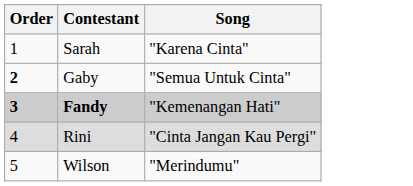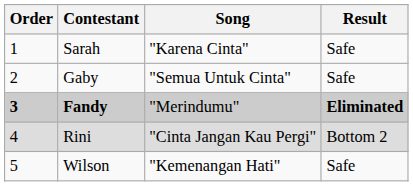+ column: (365, 19)
(14, 78) bold -> (14, 78) normal
(215, 107) "Kemenangan Hati" -> (194, 107) "Merindumu"
(194, 166) "Merindumu" -> (215, 166) "Kemenangan Hati"
